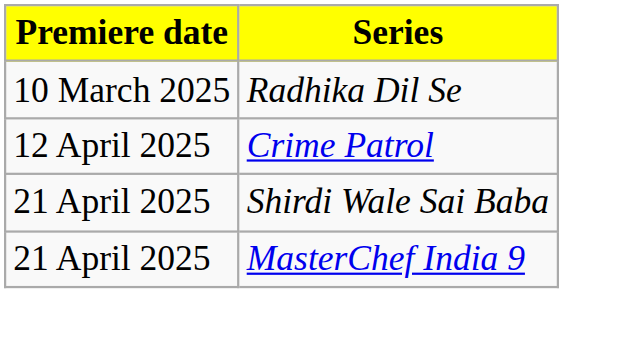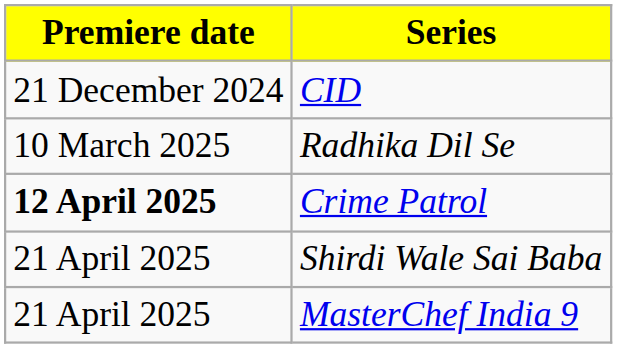+ row: (331, 88)
(112, 145) normal -> (115, 201) bold
